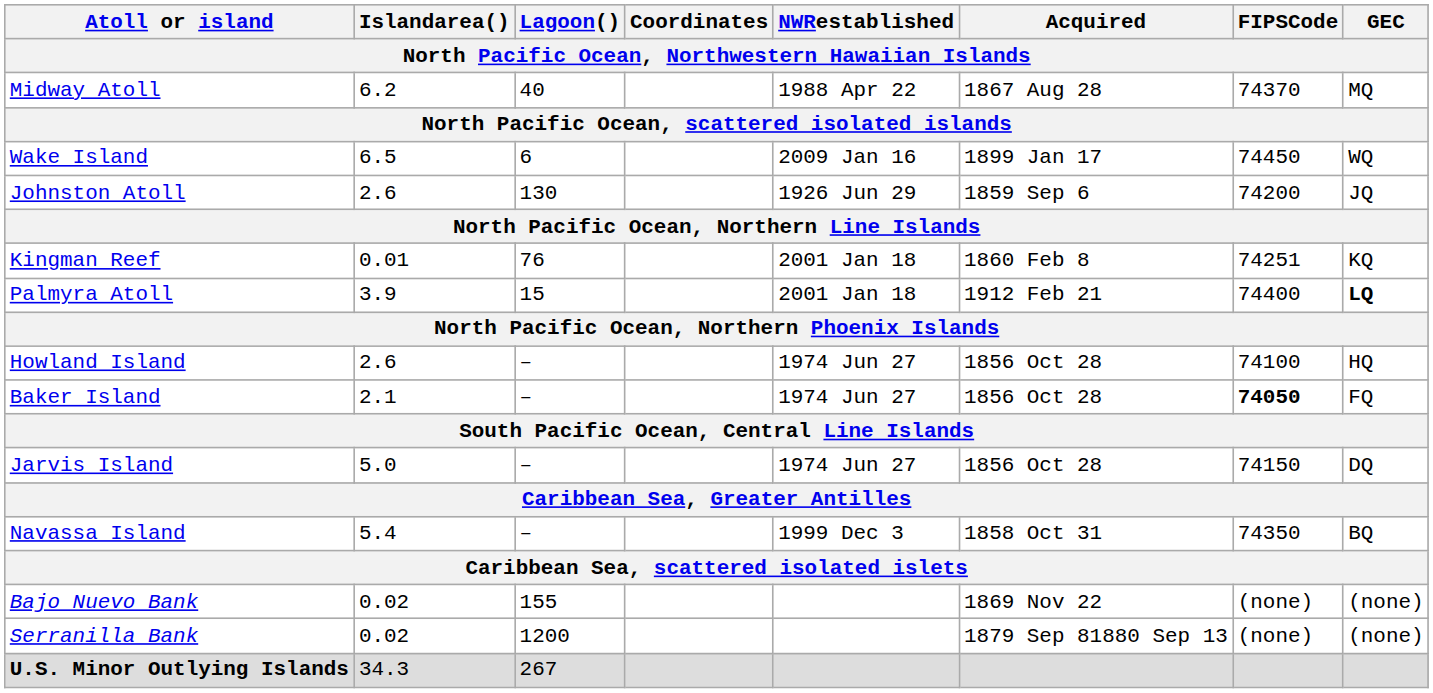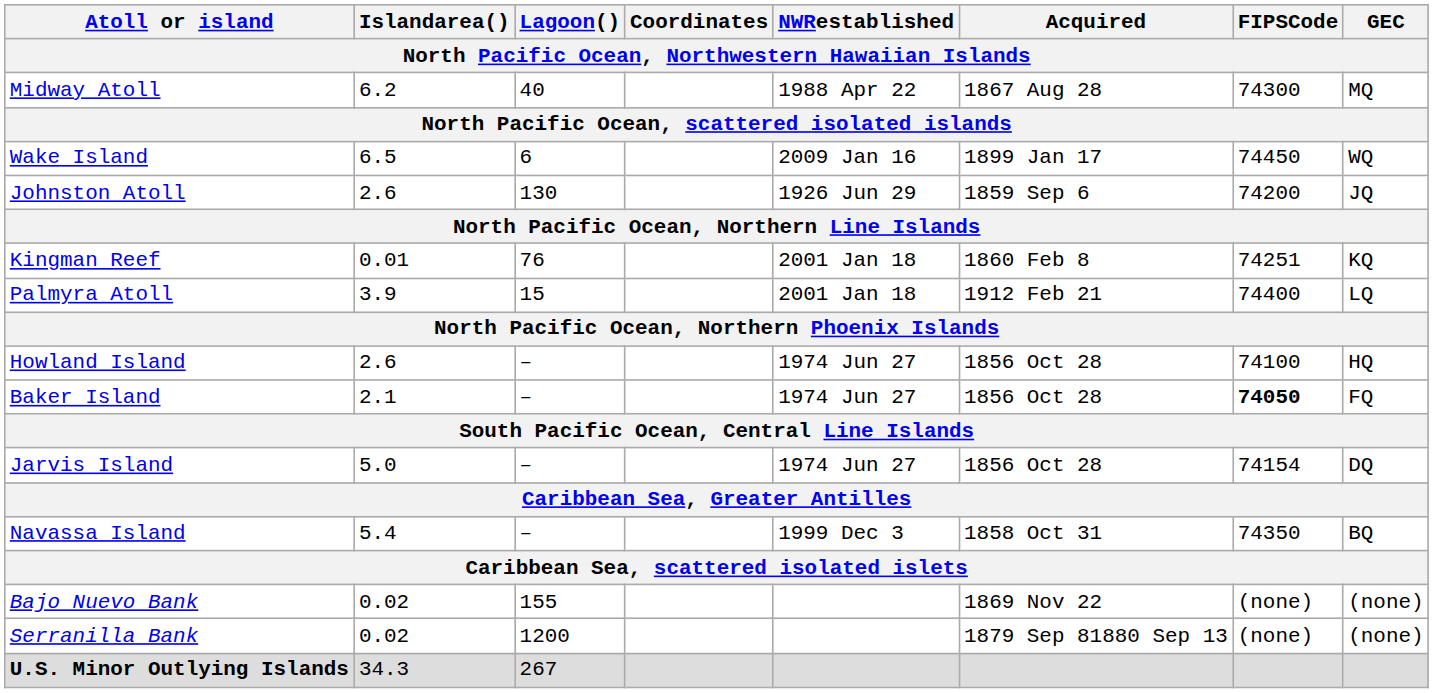(1269, 90) 74370 -> (1269, 90) 74300
(1361, 295) bold -> (1361, 295) normal
(1269, 465) 74150 -> (1269, 465) 74154
